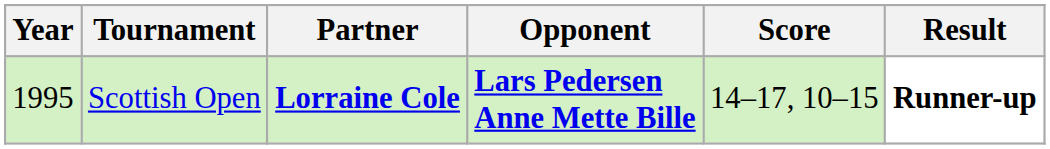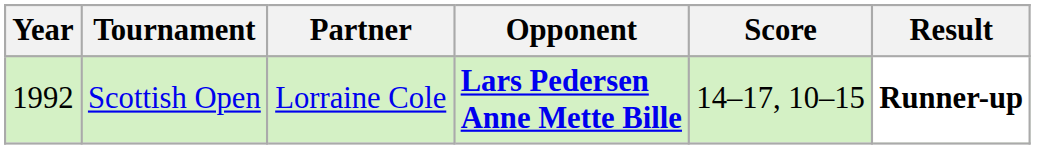(43, 98) 1995 -> (43, 98) 1992
(368, 98) bold -> (361, 98) normal
